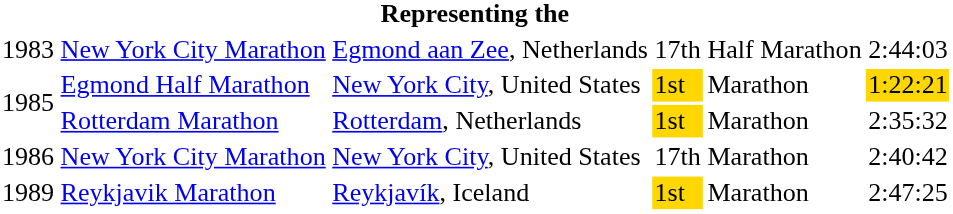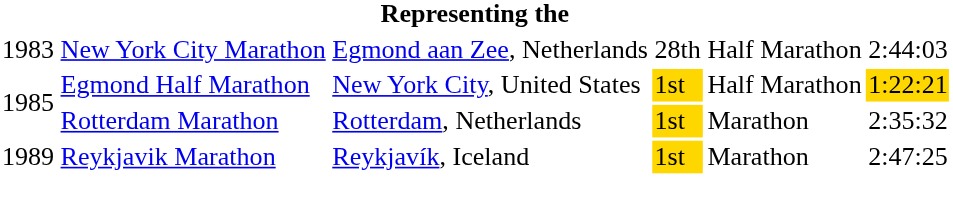(678, 49) 17th -> (678, 49) 28th
(758, 84) Marathon -> (785, 84) Half Marathon
- row: (28, 156)
